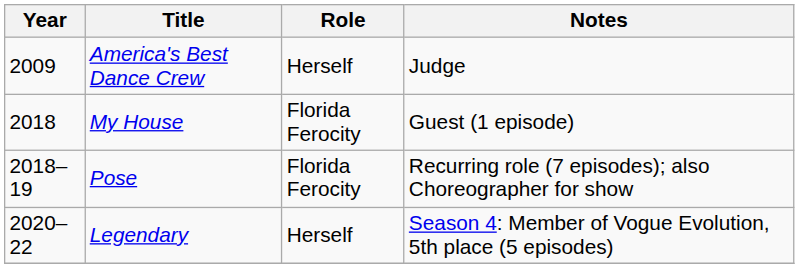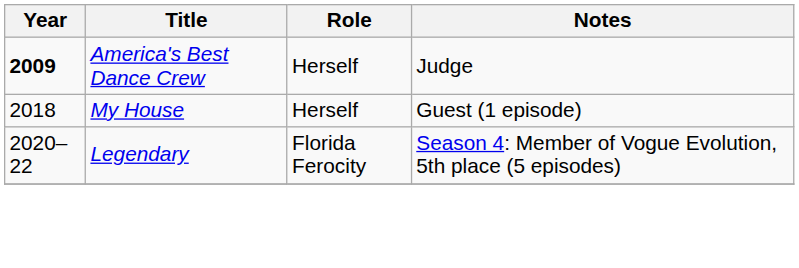(33, 65) normal -> (33, 65) bold
(324, 122) Florida Ferocity -> (325, 110) Herself
- row: (113, 178)
(320, 234) Herself -> (329, 155) Florida Ferocity
